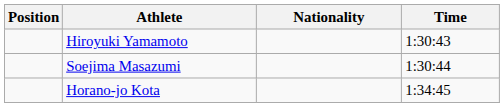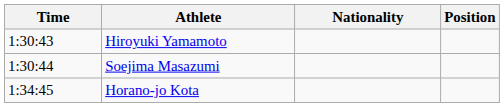columns swapped: (34, 16) <-> (450, 16)
